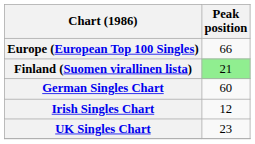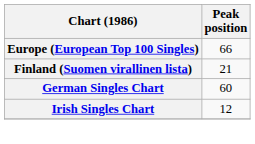(226, 68) lightgreen background -> (226, 68) no background
- row: (103, 128)
